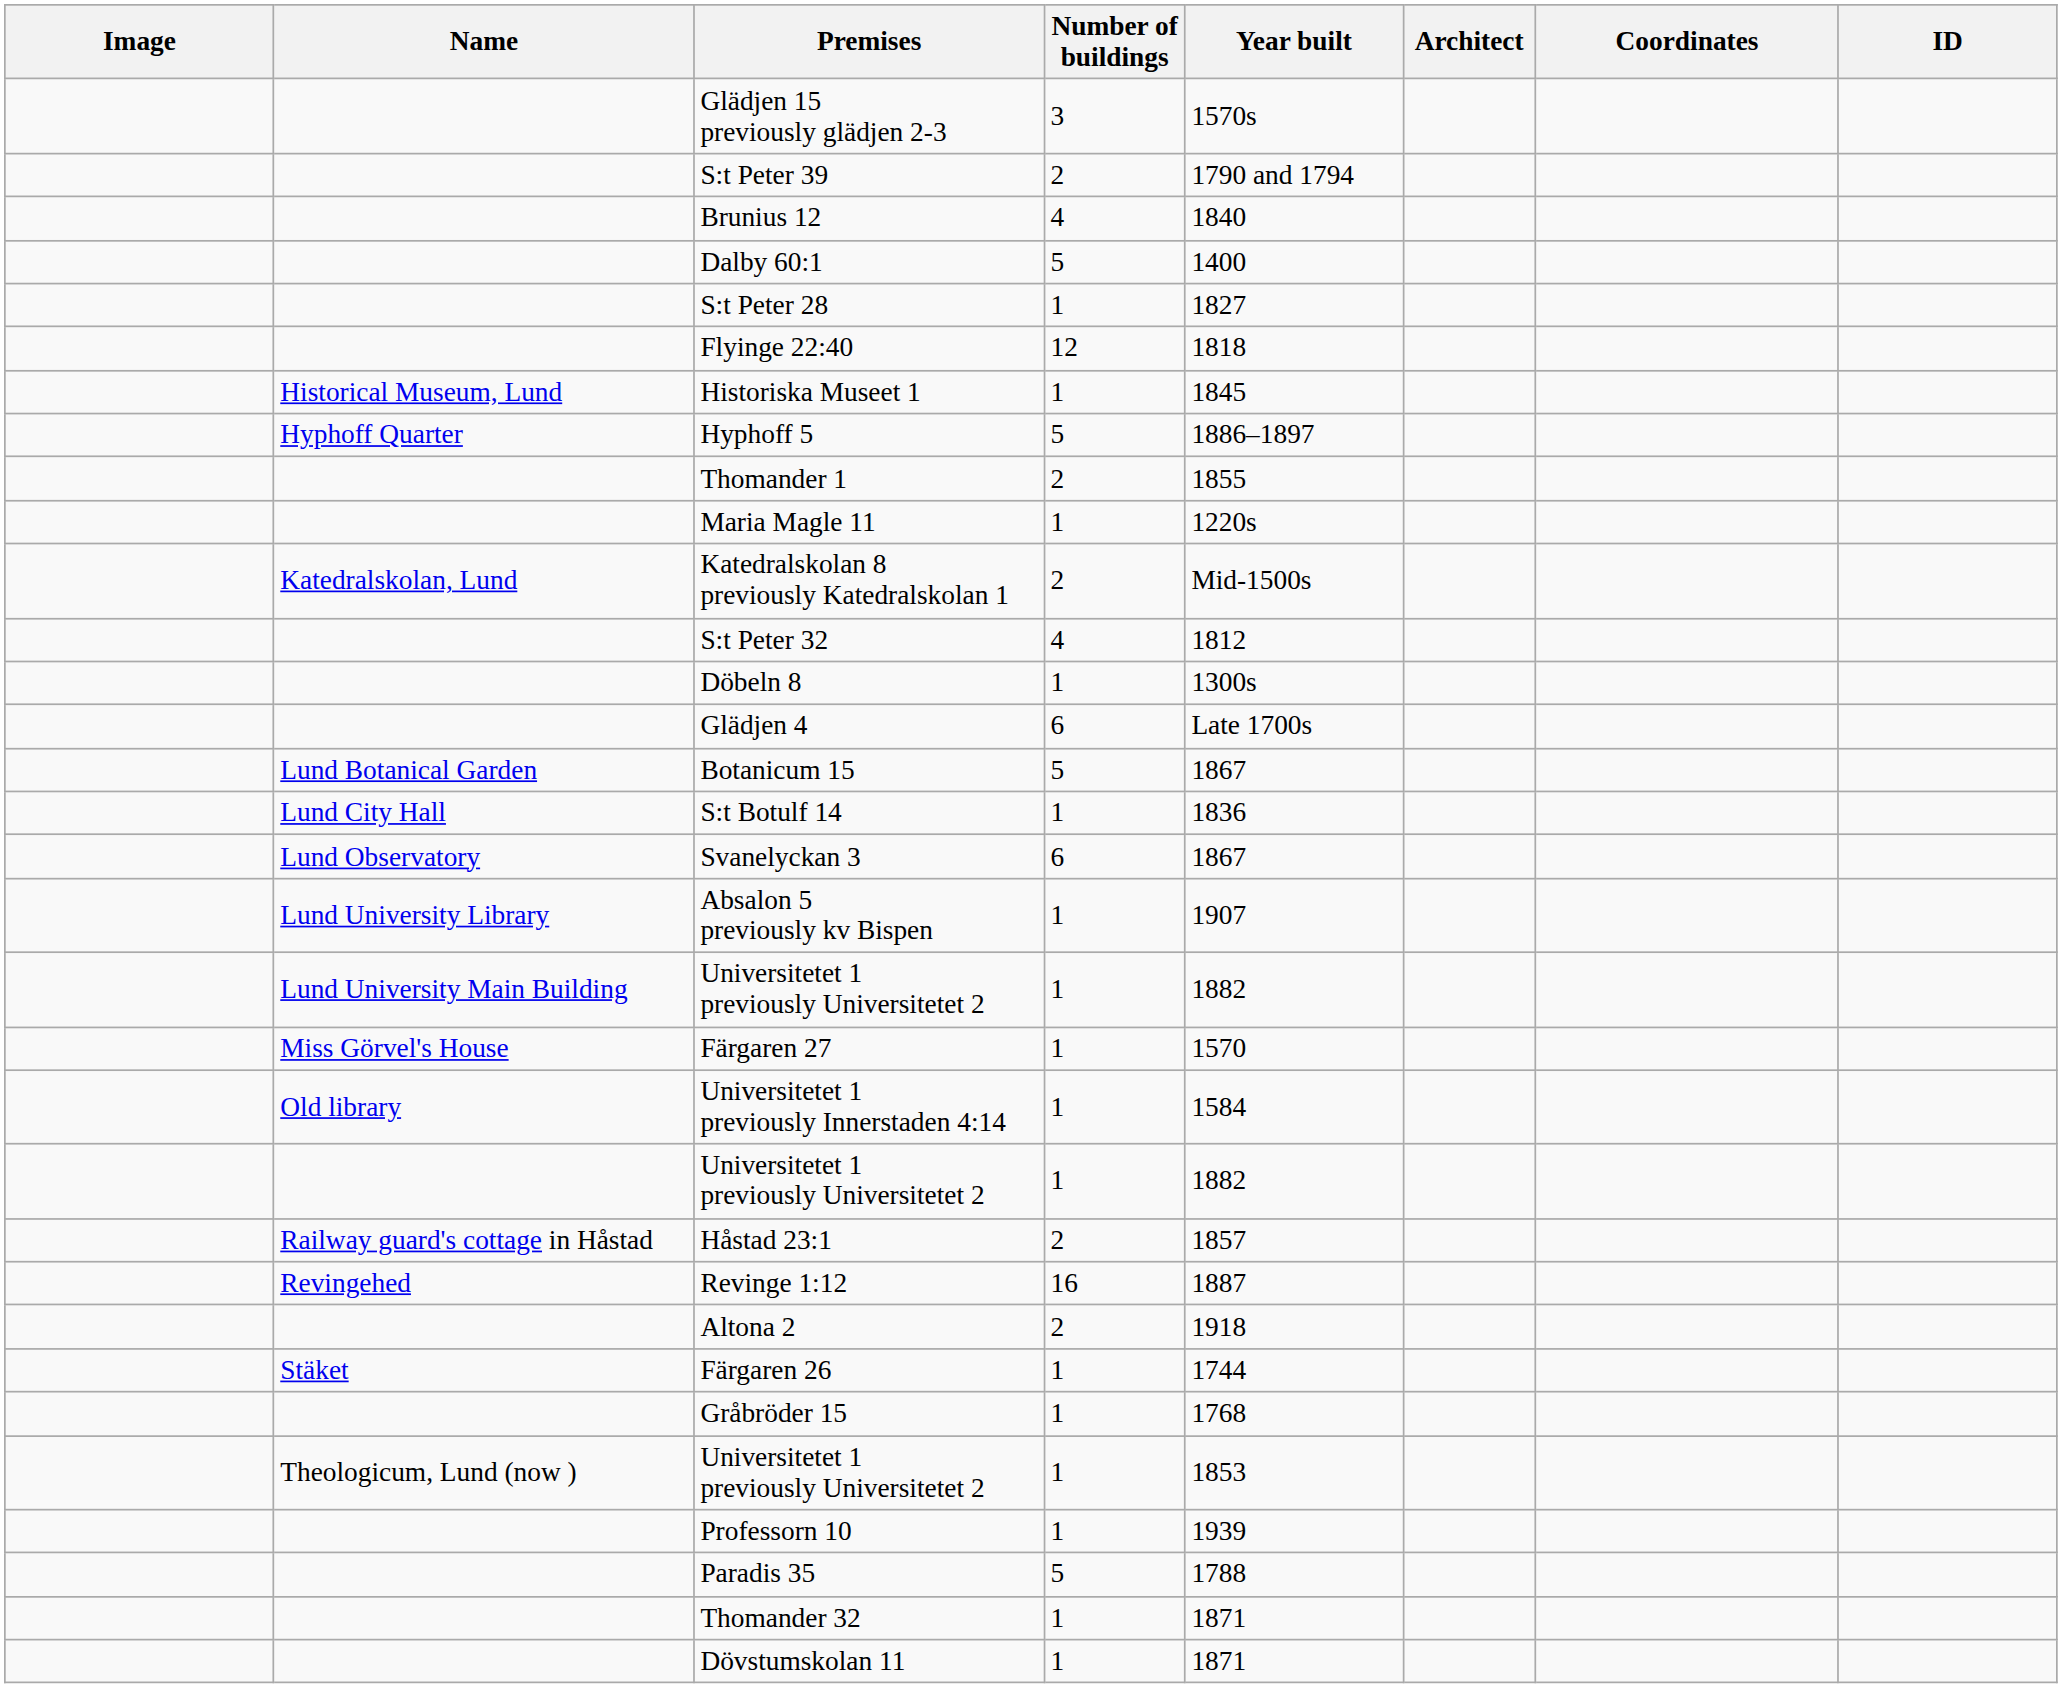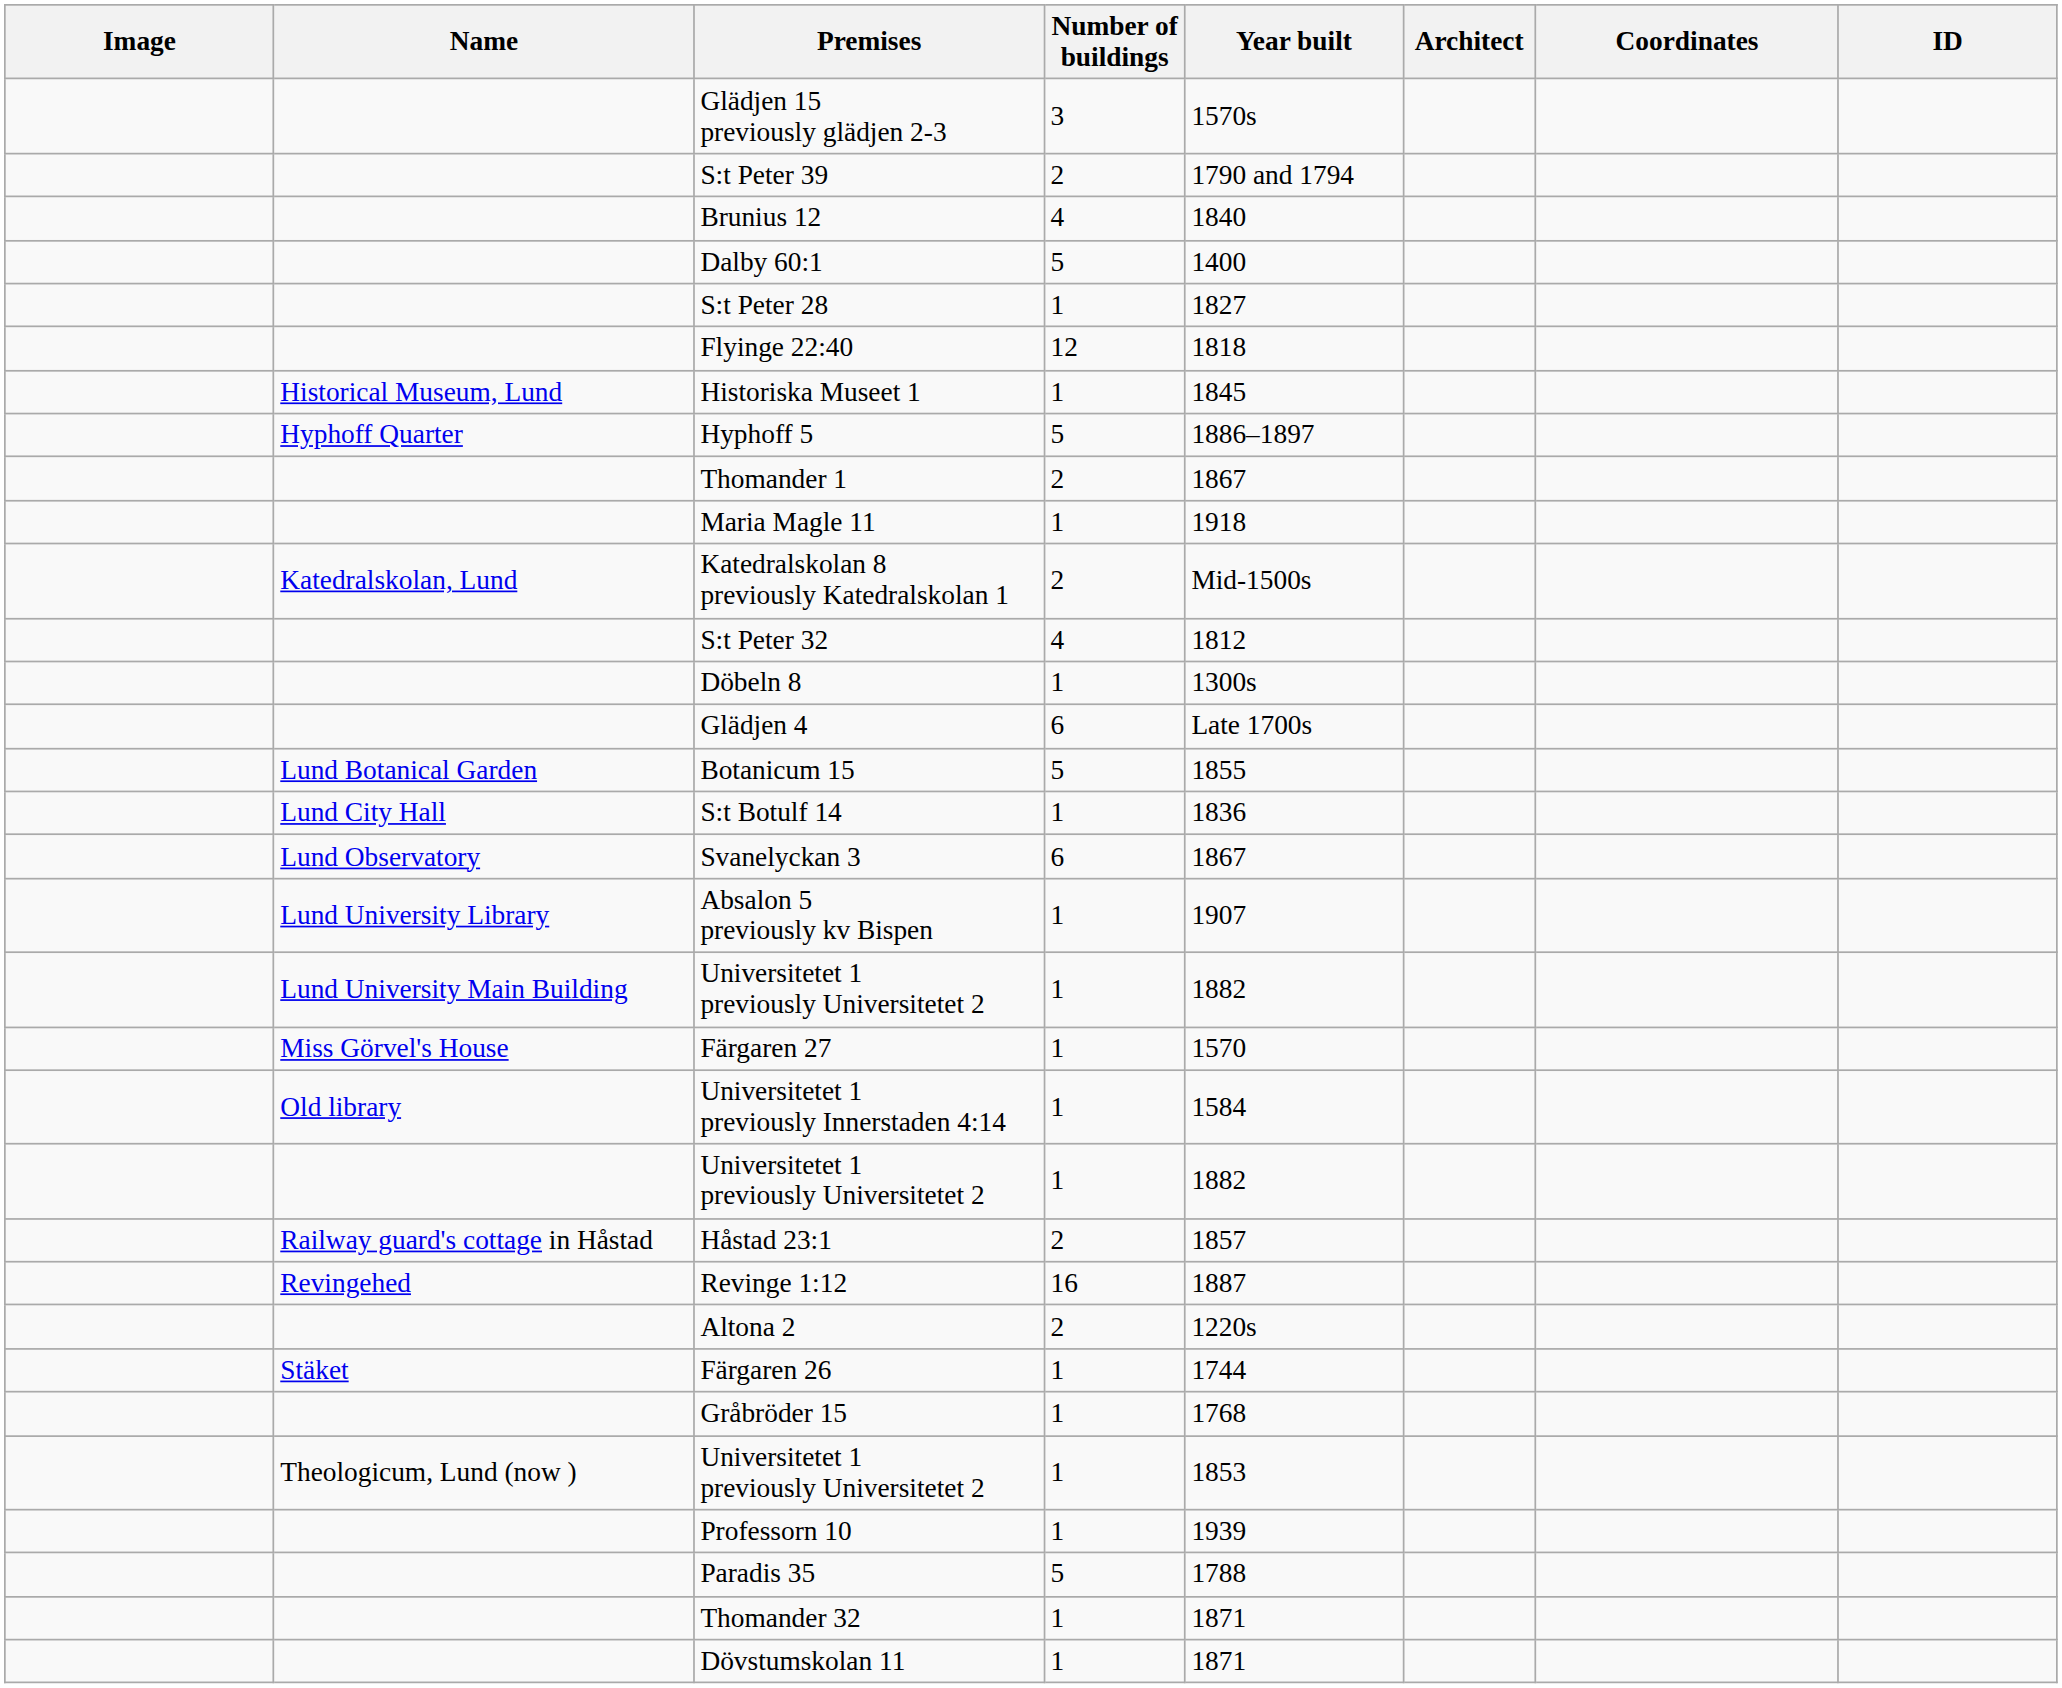(1219, 478) 1855 -> (1219, 478) 1867
(1224, 521) 1220s -> (1219, 521) 1918
(1219, 769) 1867 -> (1219, 769) 1855
(1219, 1326) 1918 -> (1224, 1326) 1220s
